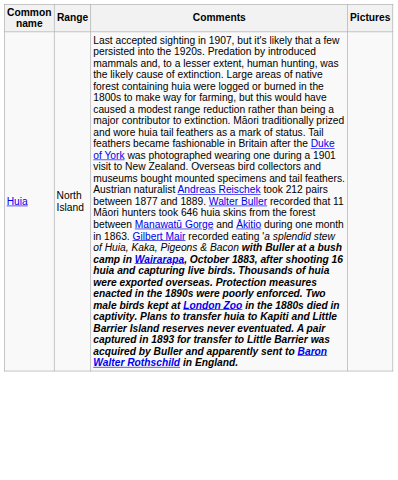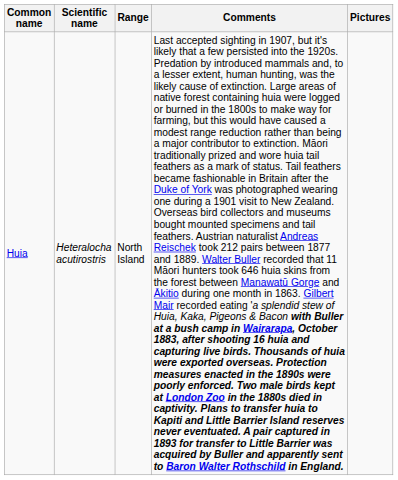+ column: (84, 18)
